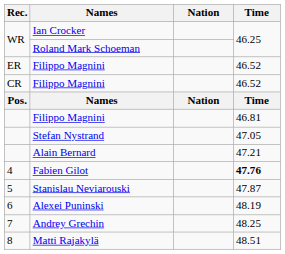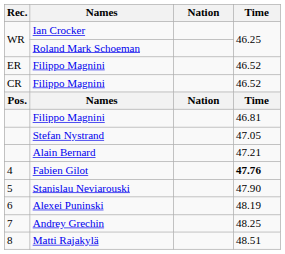(248, 188) 47.87 -> (248, 188) 47.90
